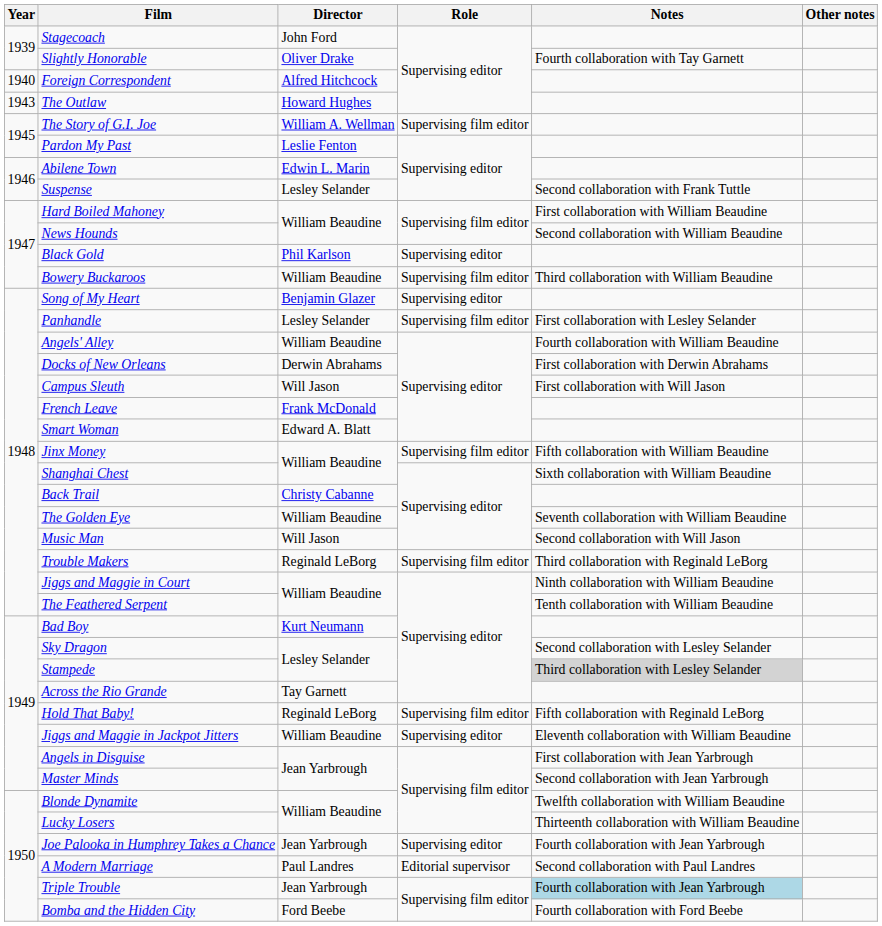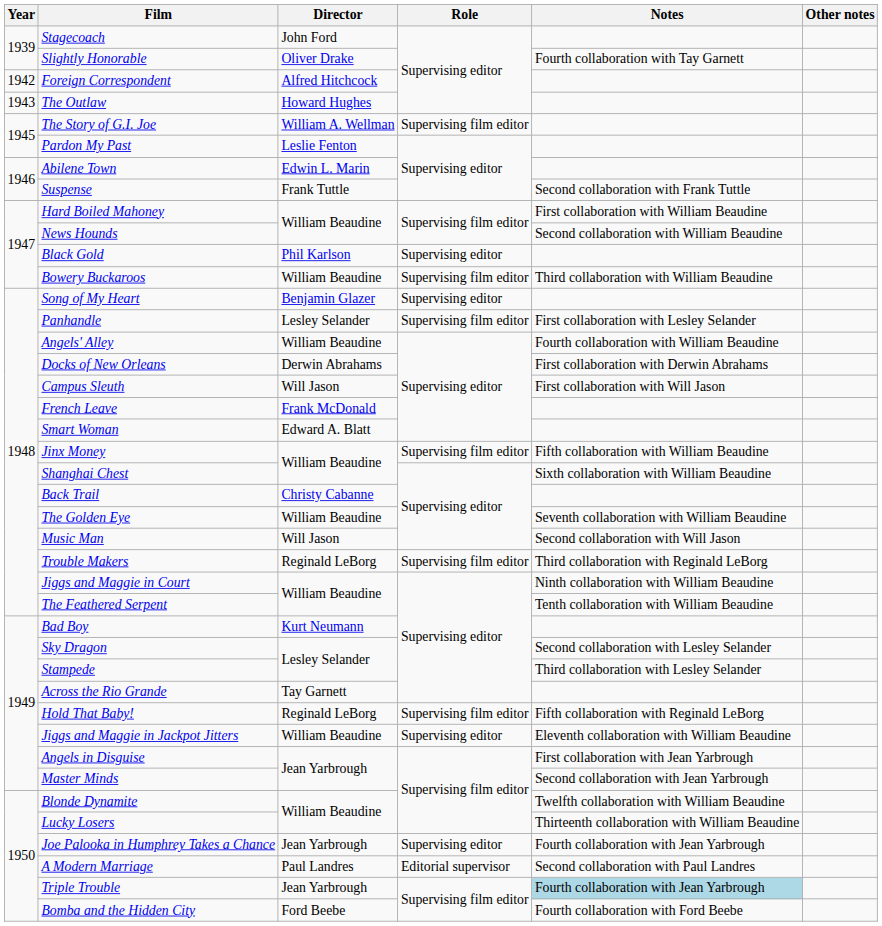(21, 80) 1940 -> (21, 80) 1942
(326, 189) Lesley Selander -> (315, 189) Frank Tuttle
(648, 670) lightgrey background -> (648, 670) no background
